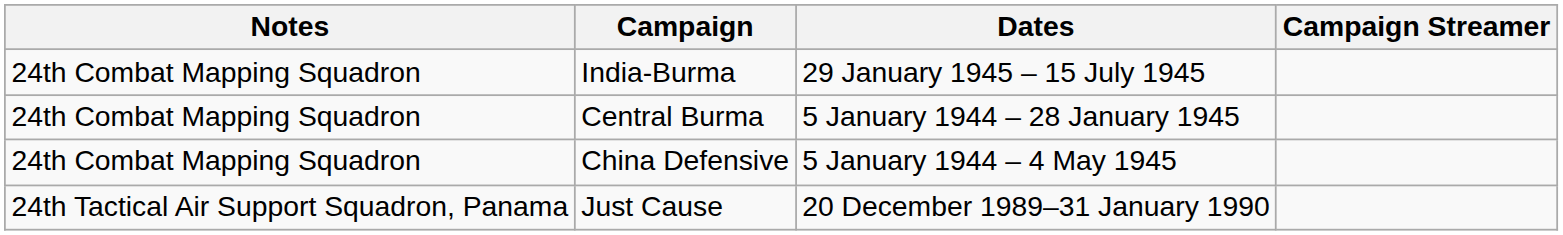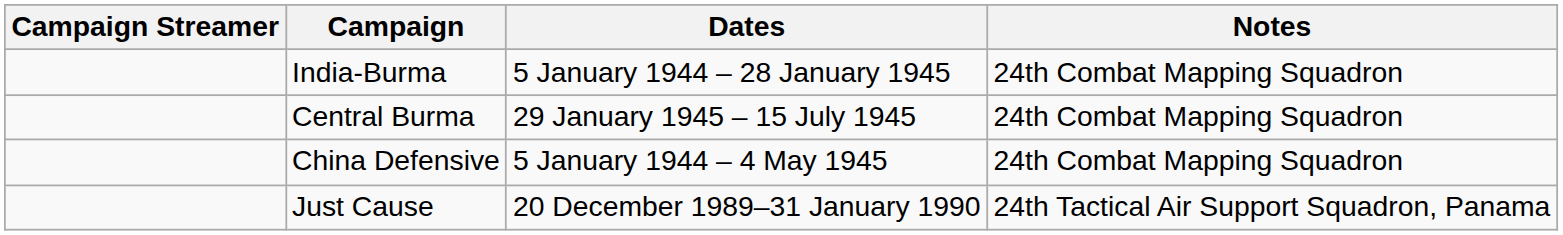columns swapped: (1417, 26) <-> (290, 26)
(1004, 71) 29 January 1945 – 15 July 1945 -> (732, 71) 5 January 1944 – 28 January 1945
(1021, 116) 5 January 1944 – 28 January 1945 -> (714, 116) 29 January 1945 – 15 July 1945
